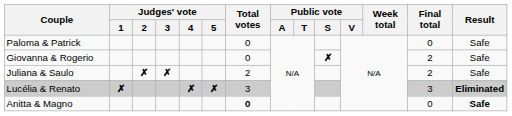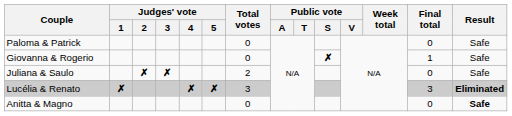(430, 58) 2 -> (430, 58) 1
(430, 73) 2 -> (430, 73) 0
(248, 104) bold -> (248, 104) normal
